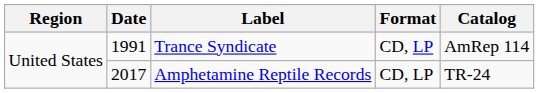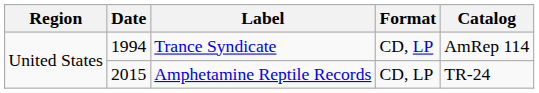(129, 46) 1991 -> (129, 46) 1994
(129, 74) 2017 -> (129, 74) 2015
